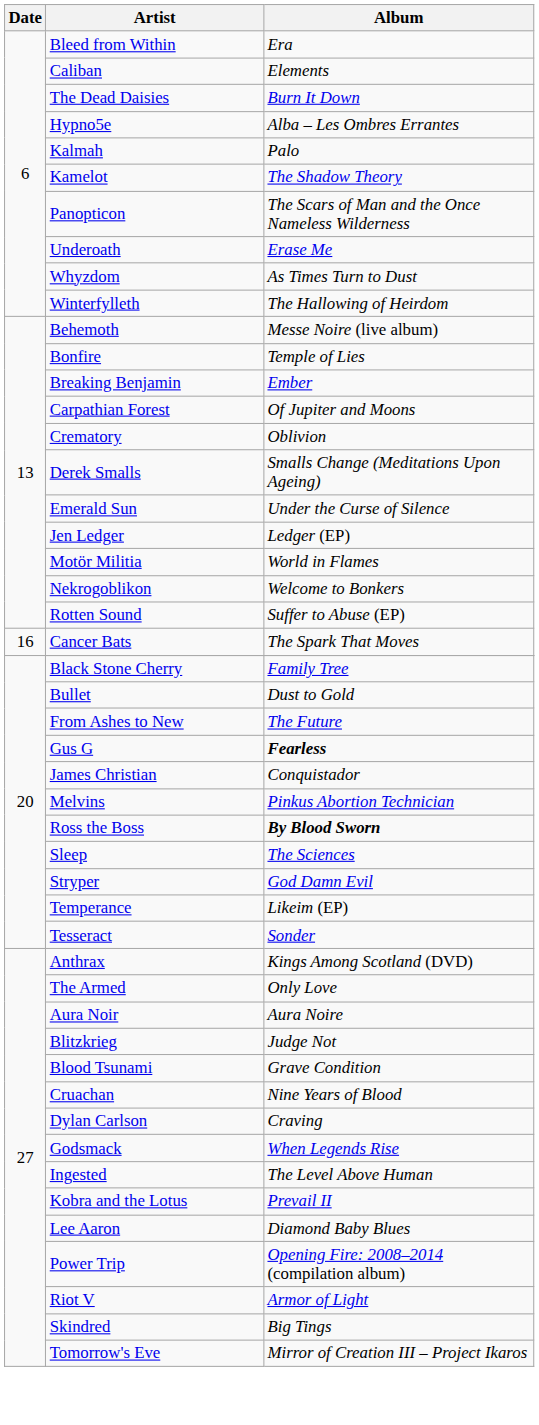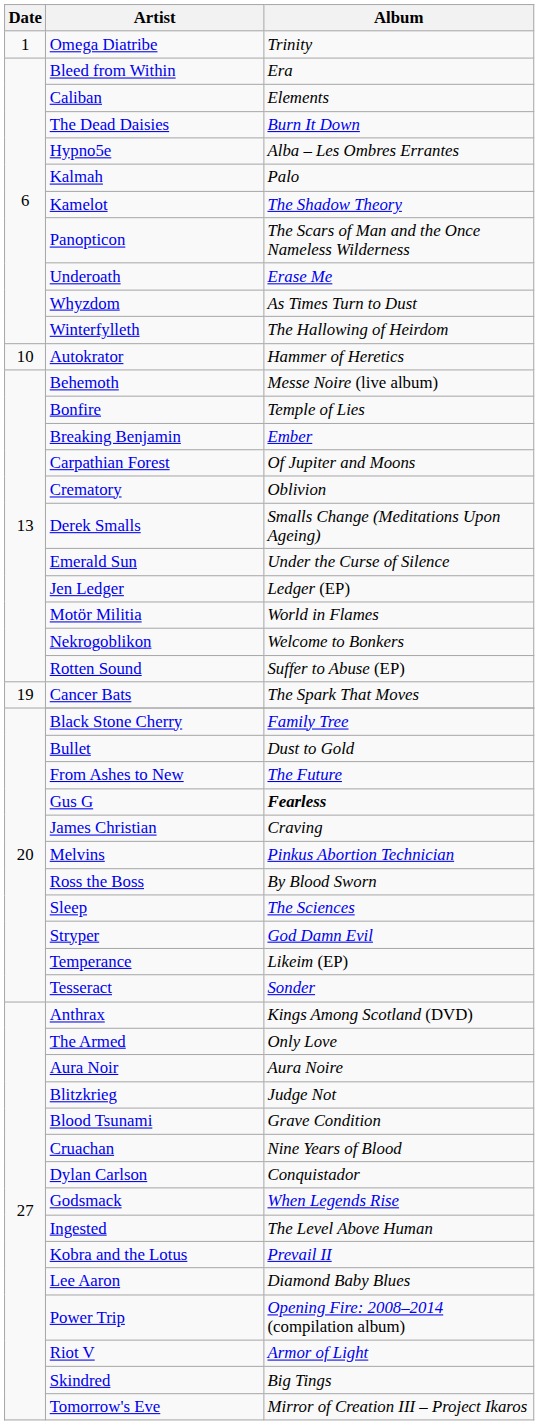+ row: (104, 44)
+ row: (87, 356)
(25, 641) 16 -> (25, 695) 19
(314, 775) Conquistador -> (295, 828) Craving
(324, 828) bold -> (322, 881) normal
(295, 1121) Craving -> (314, 1174) Conquistador
